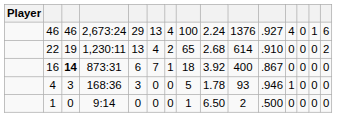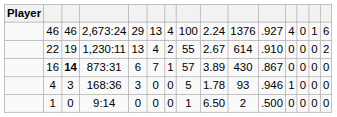(188, 49) 65 -> (188, 49) 55
(214, 49) 2.68 -> (214, 49) 2.67
(188, 67) 18 -> (188, 67) 57
(214, 67) 3.92 -> (214, 67) 3.89
(243, 67) 400 -> (243, 67) 430
